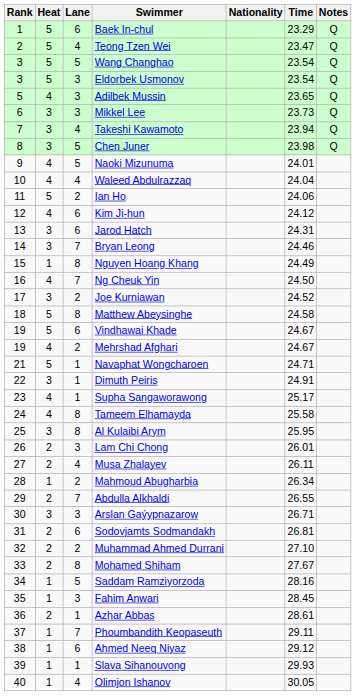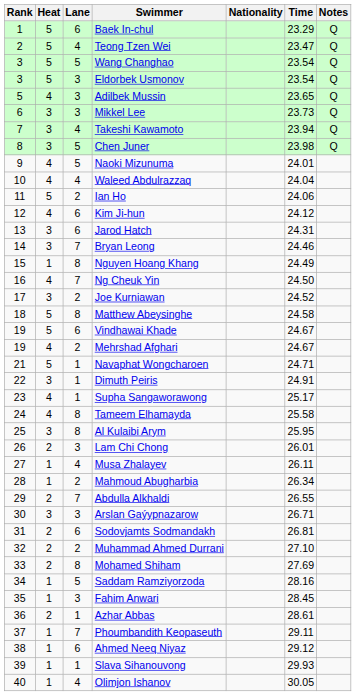(49, 465) 2 -> (49, 465) 1
(301, 565) 27.67 -> (301, 565) 27.69
